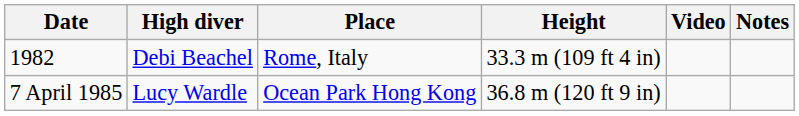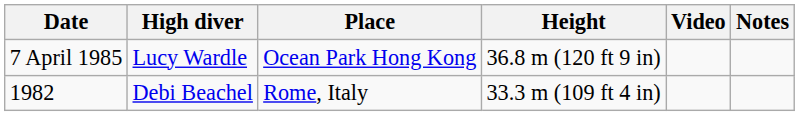rows swapped: (32, 57) <-> (66, 92)
